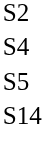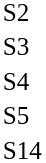+ row: (16, 47)
